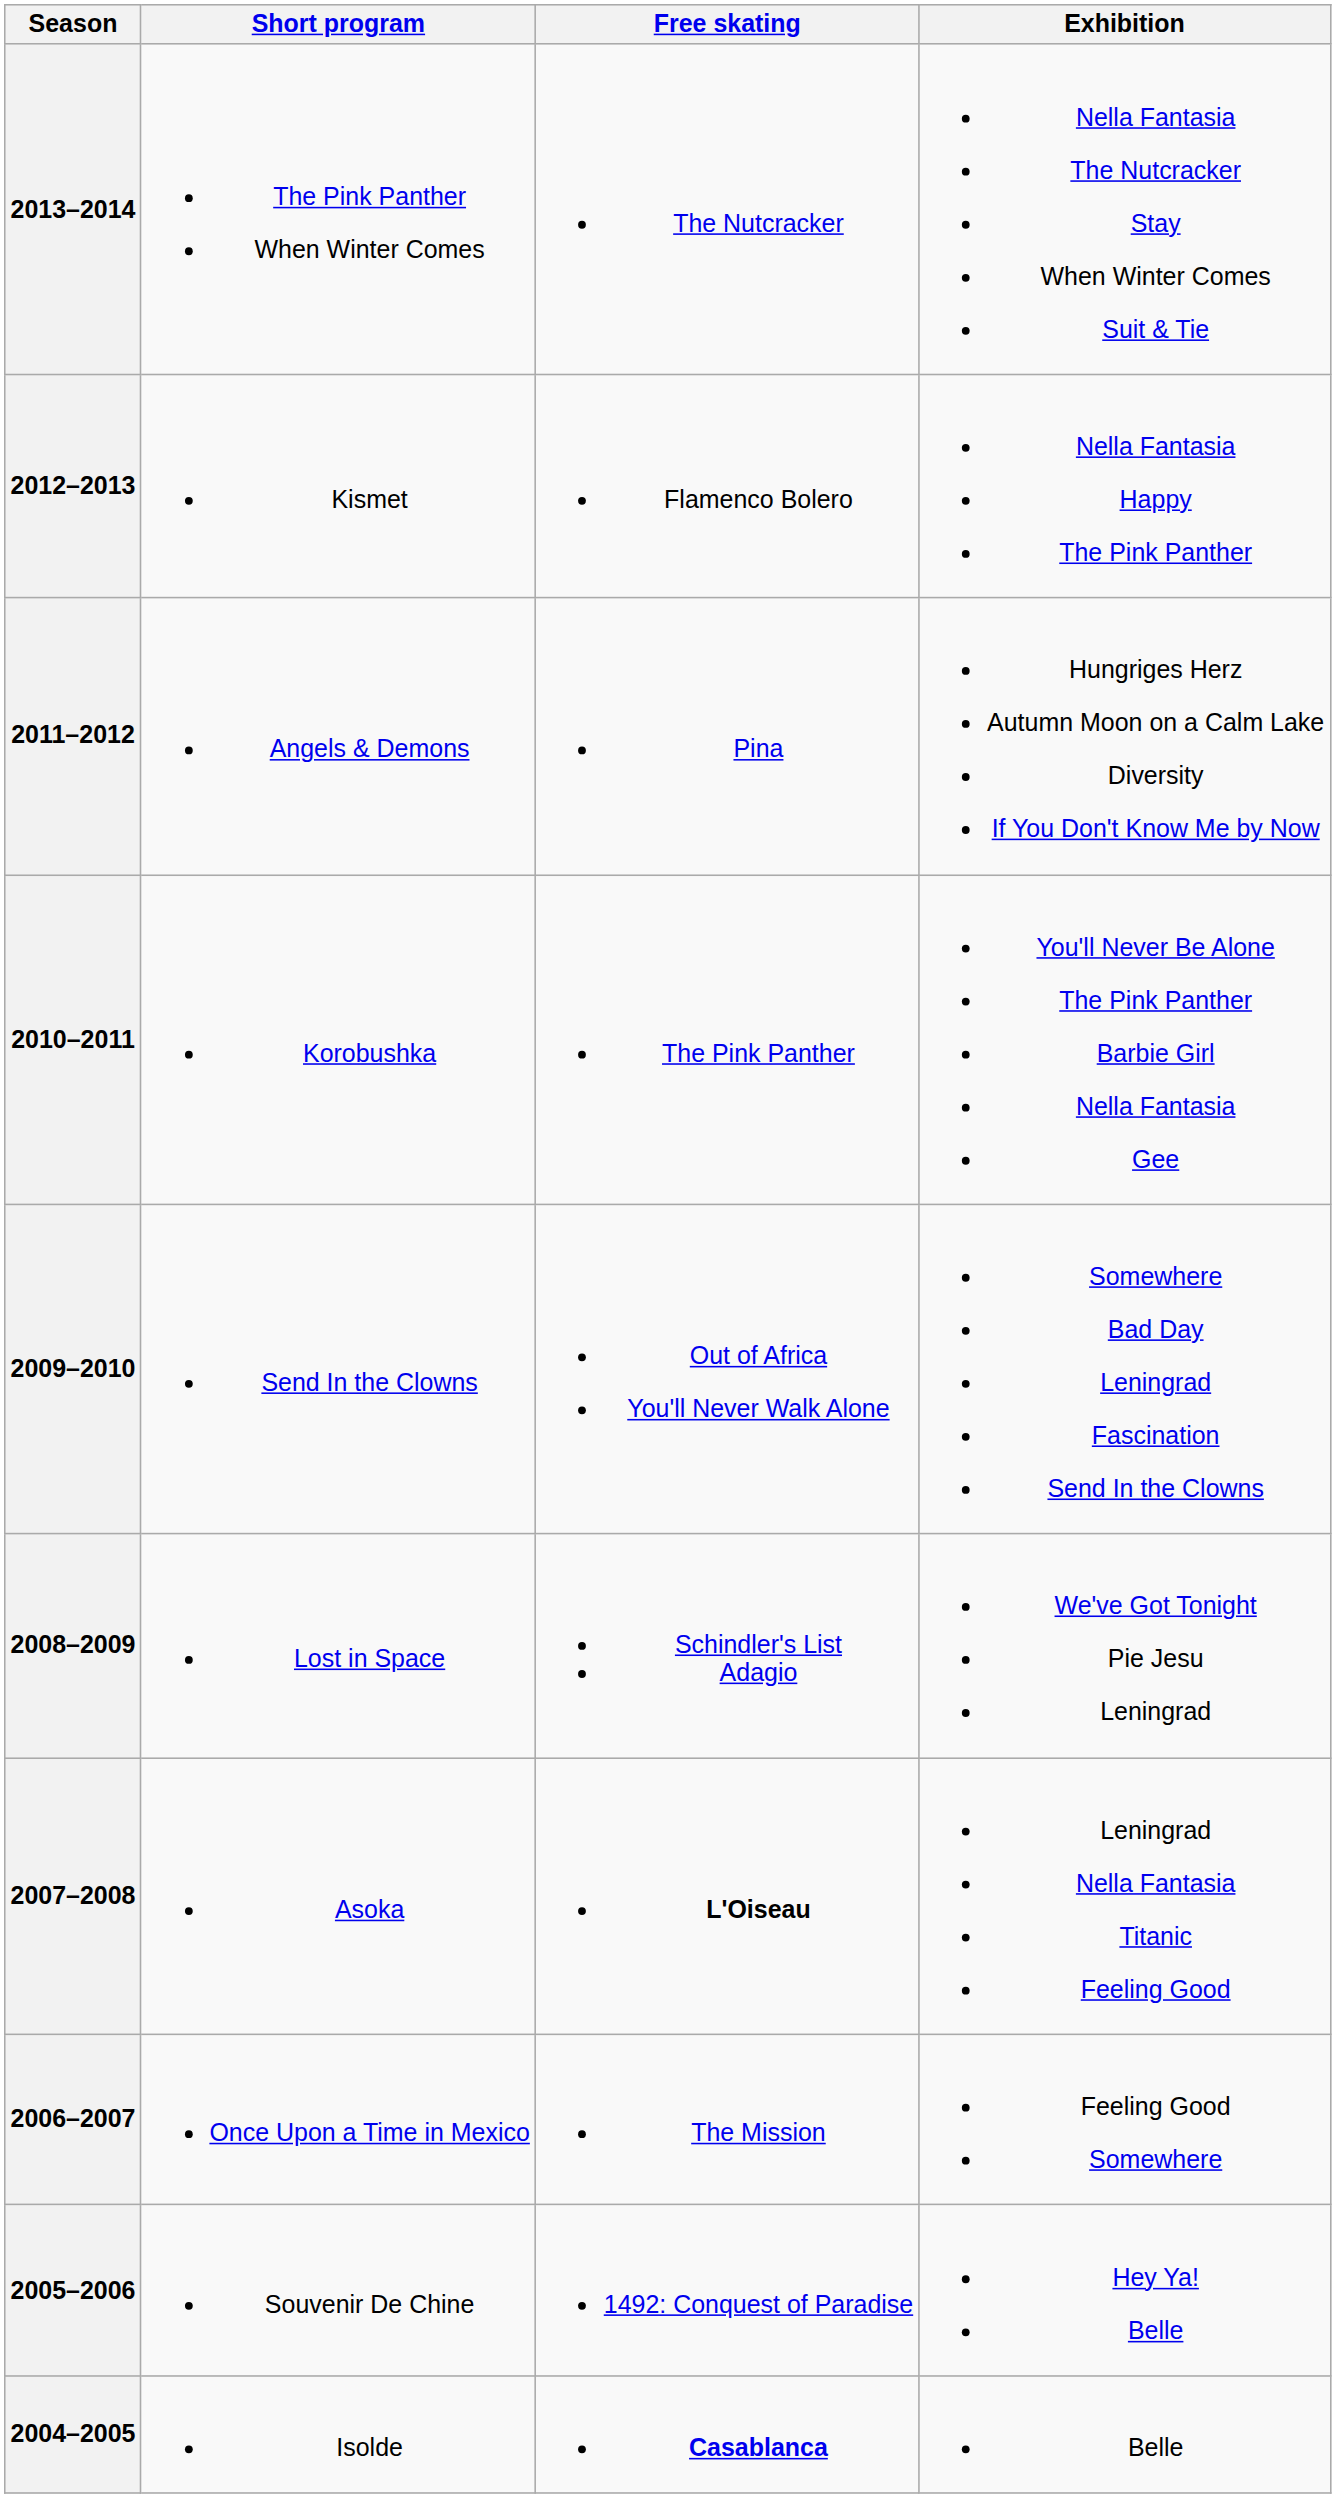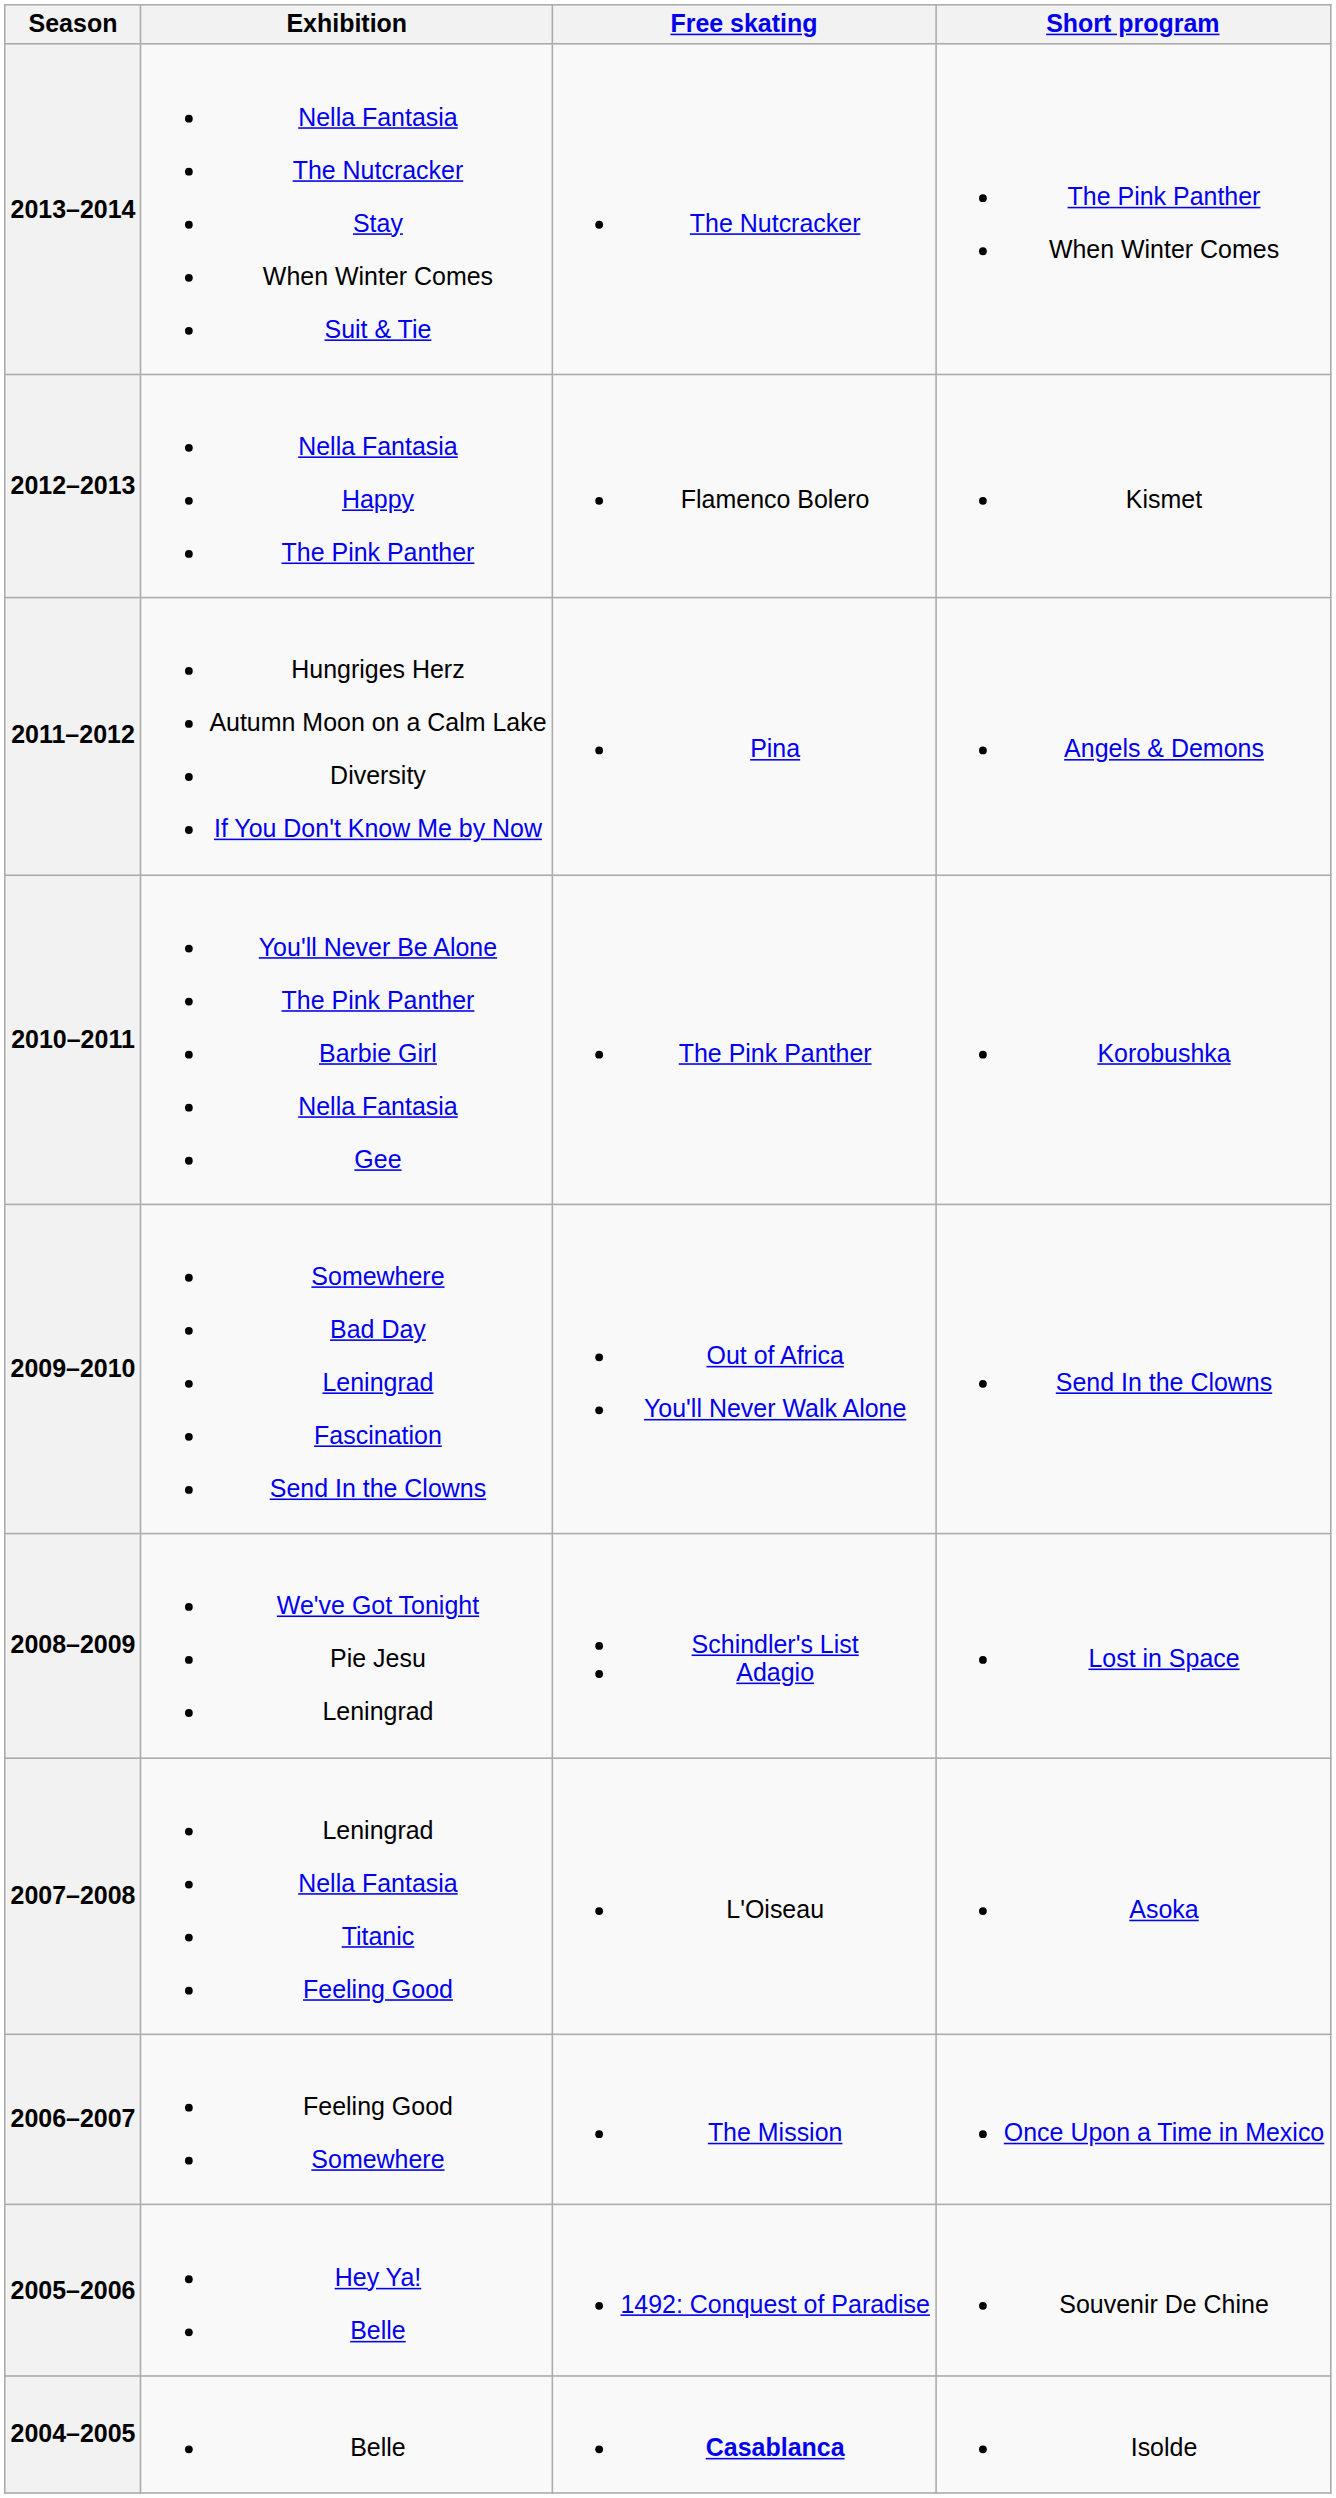columns swapped: (338, 24) <-> (1124, 24)
(727, 1910) bold -> (744, 1910) normal
